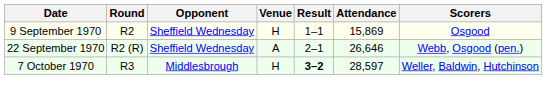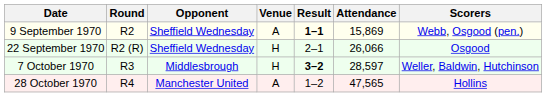(276, 31) H -> (276, 31) A
(314, 31) normal -> (314, 31) bold
(470, 31) Osgood -> (470, 31) Webb, Osgood (pen.)
(276, 48) A -> (276, 48) H
(366, 48) 26,646 -> (366, 48) 26,066
(470, 48) Webb, Osgood (pen.) -> (470, 48) Osgood
+ row: (56, 84)
